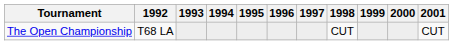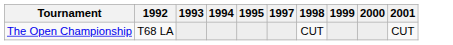- column: (282, 13)
